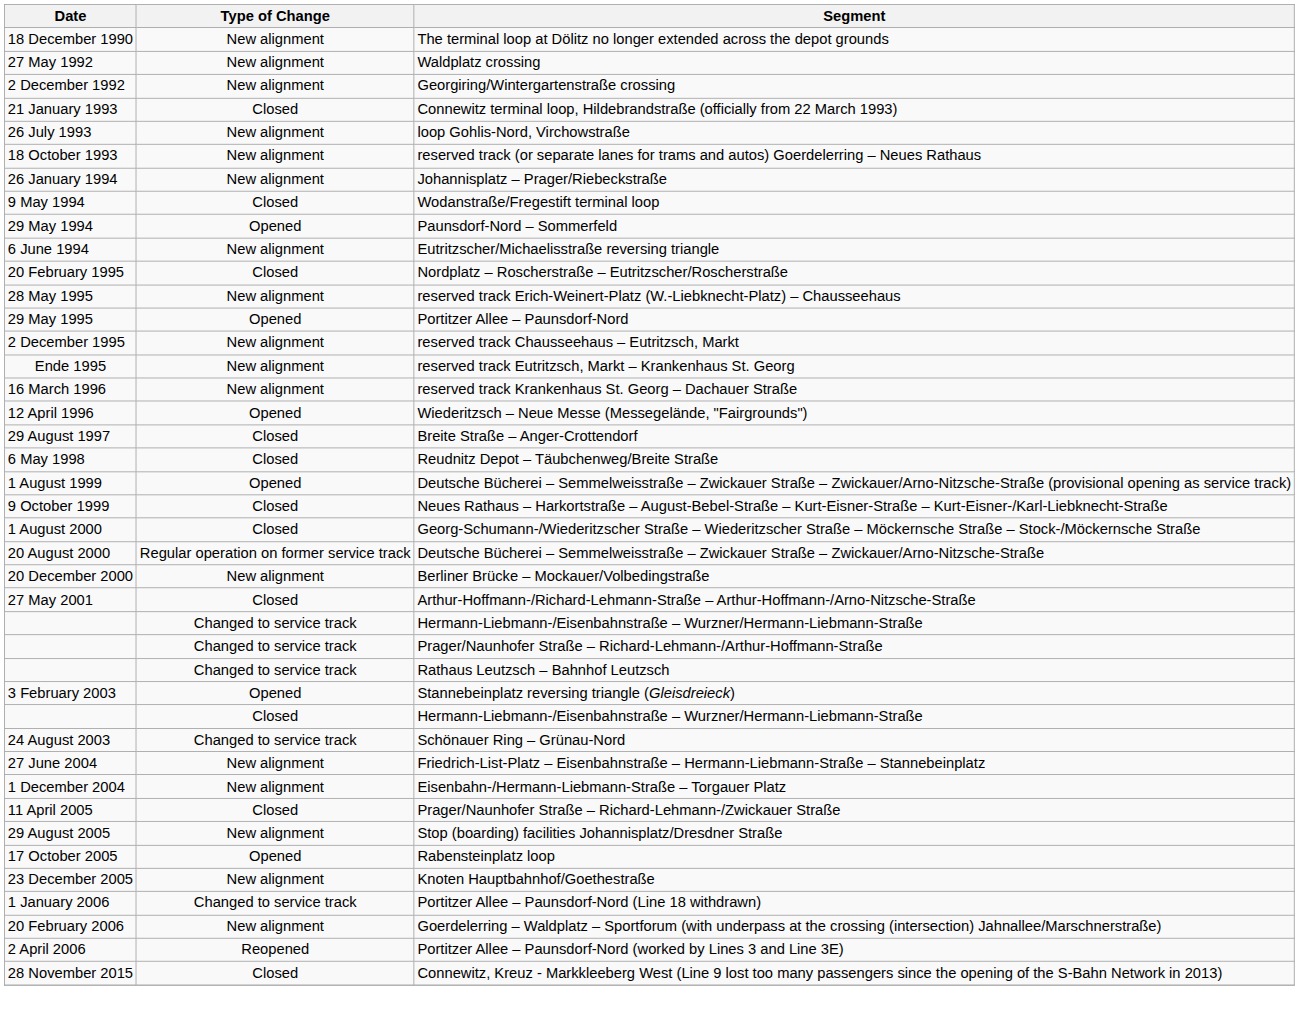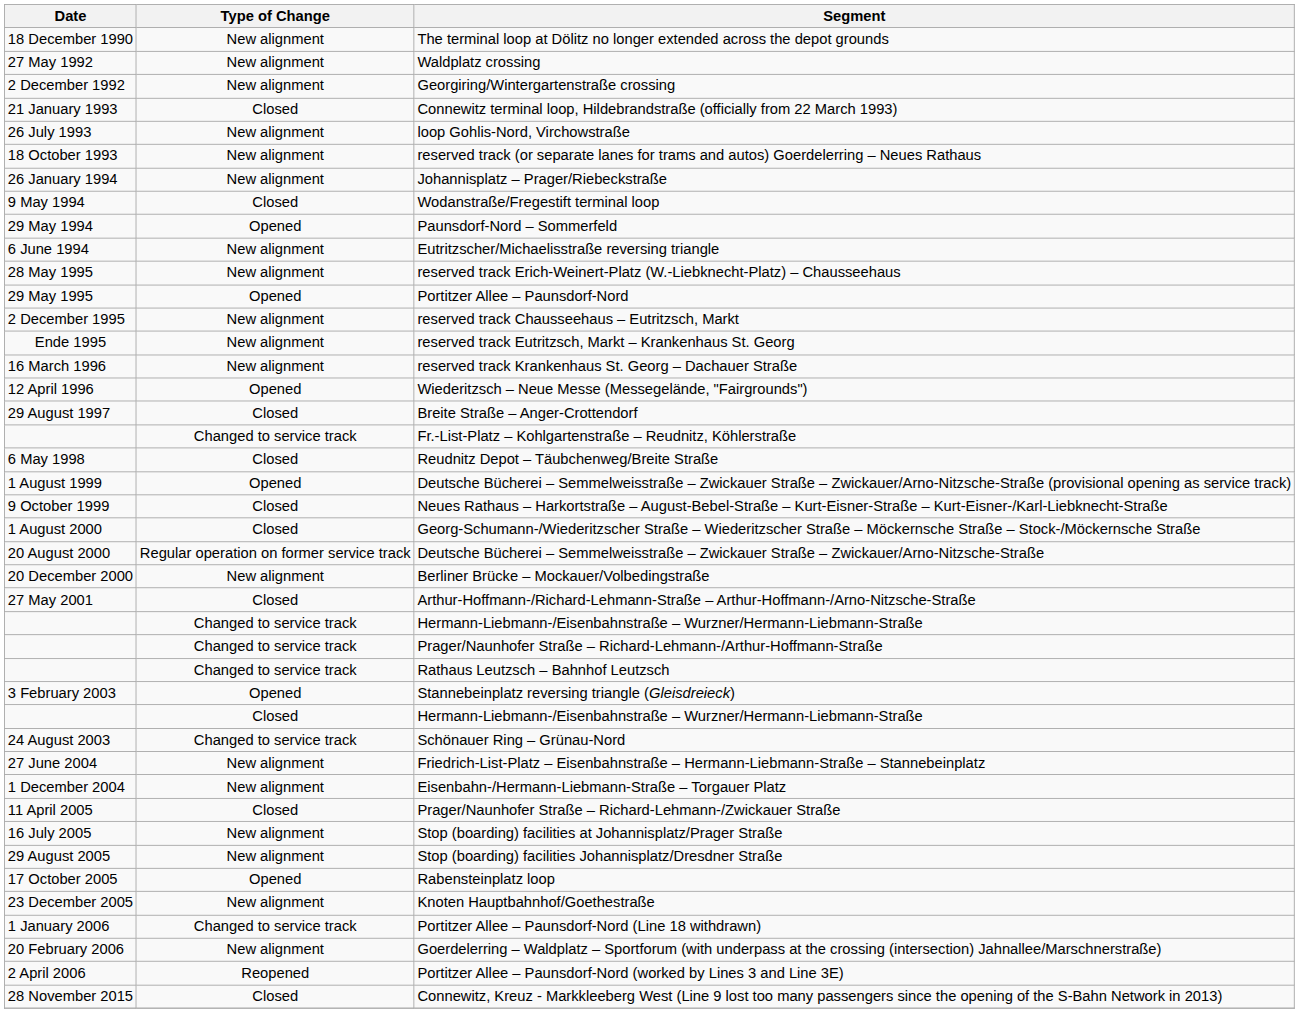- row: (275, 272)
+ row: (275, 436)
+ row: (275, 833)
